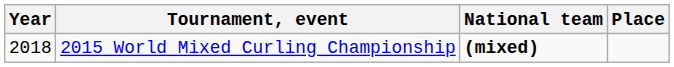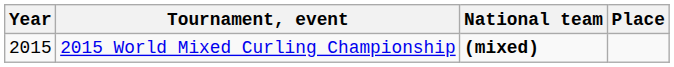(30, 48) 2018 -> (30, 48) 2015
